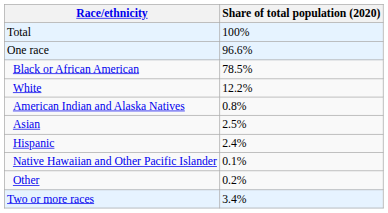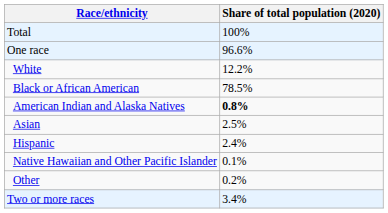rows swapped: (24, 87) <-> (73, 69)
(234, 106) normal -> (235, 106) bold
